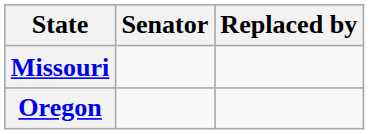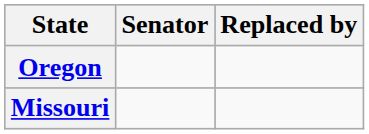rows swapped: (60, 107) <-> (60, 66)
